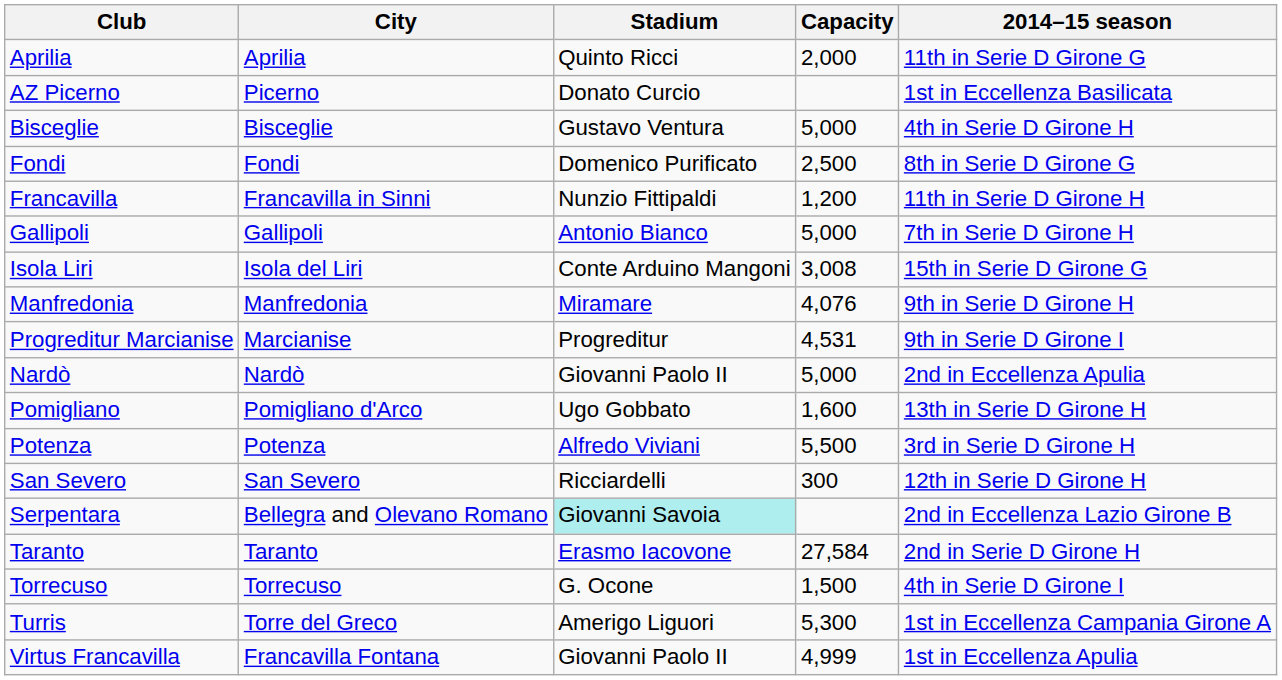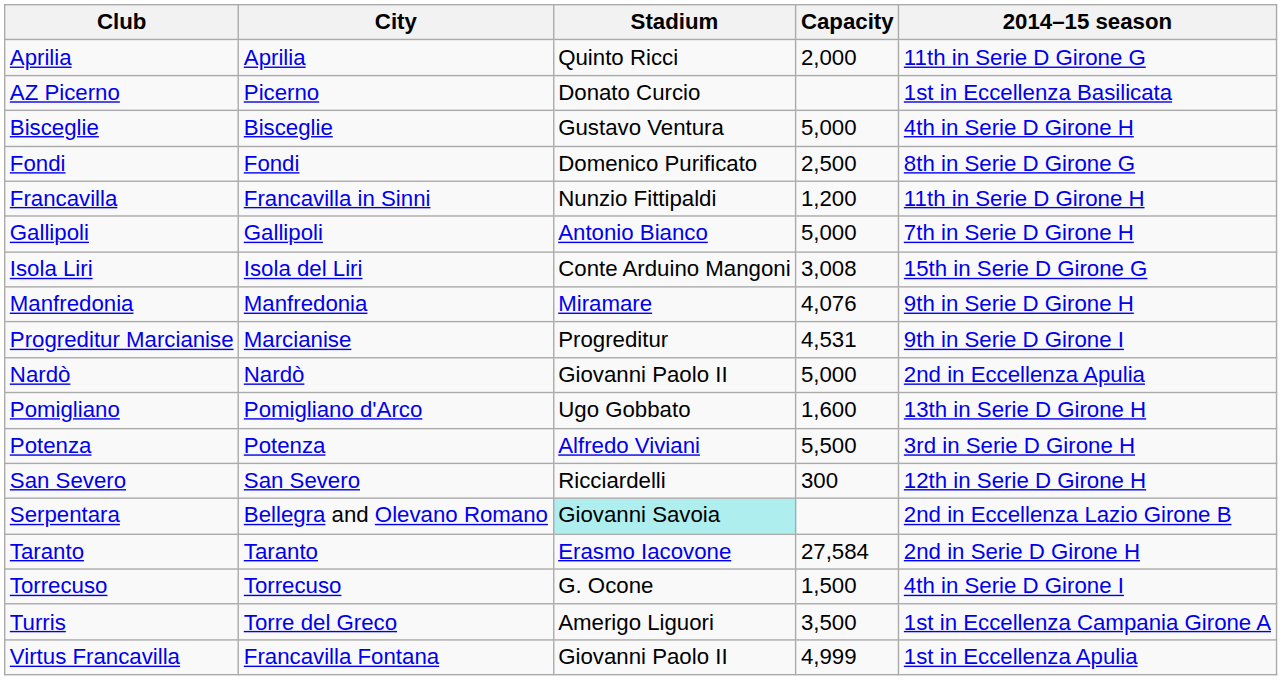(829, 621) 5,300 -> (829, 621) 3,500
